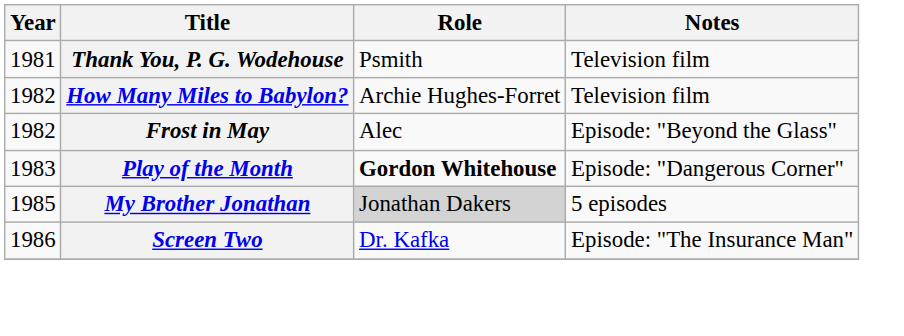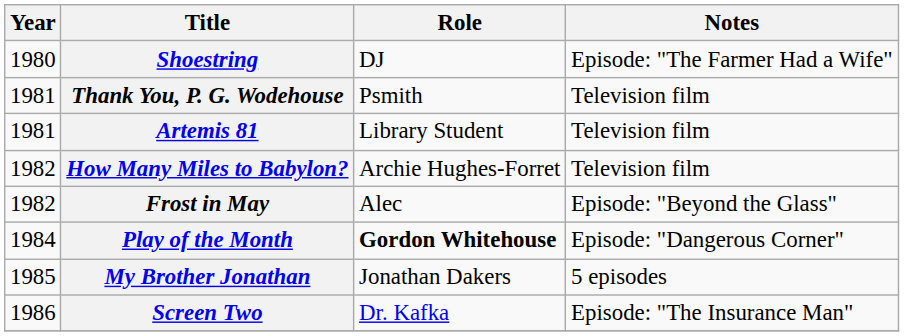+ row: (207, 58)
+ row: (207, 131)
(33, 167) 1983 -> (33, 240) 1984
(435, 204) lightgrey background -> (435, 276) no background
